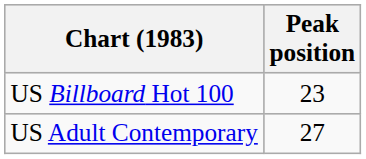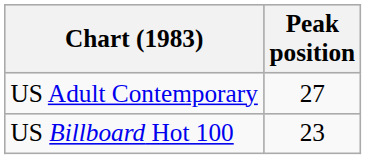rows swapped: (122, 93) <-> (134, 133)
